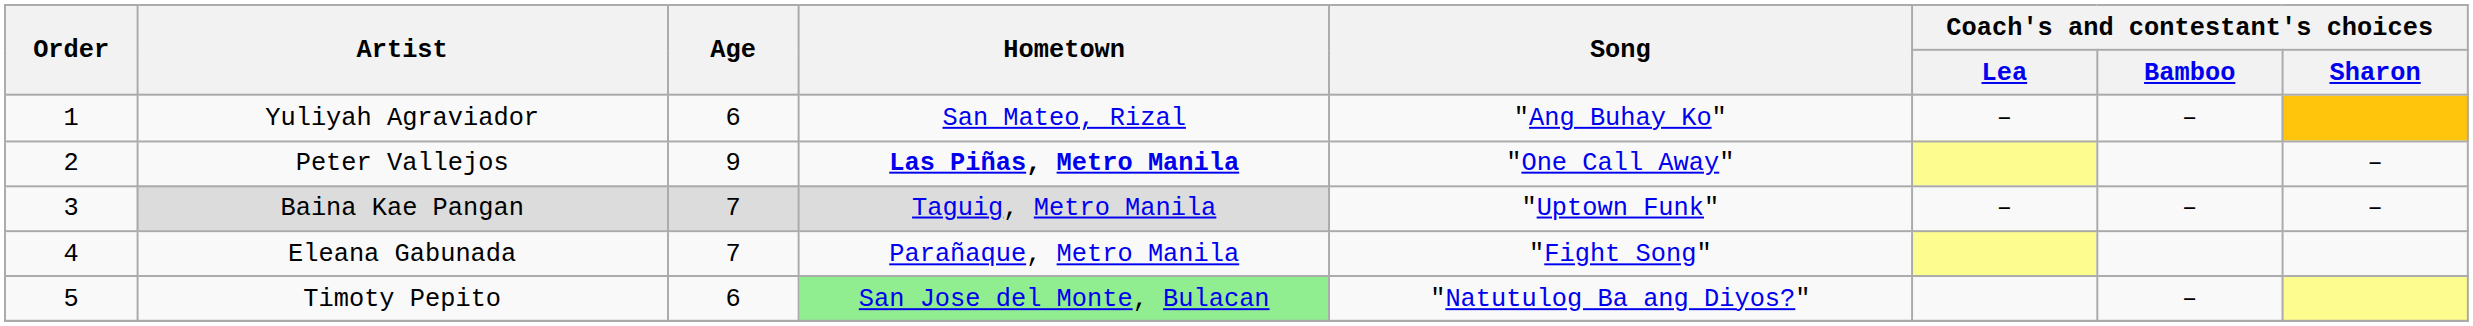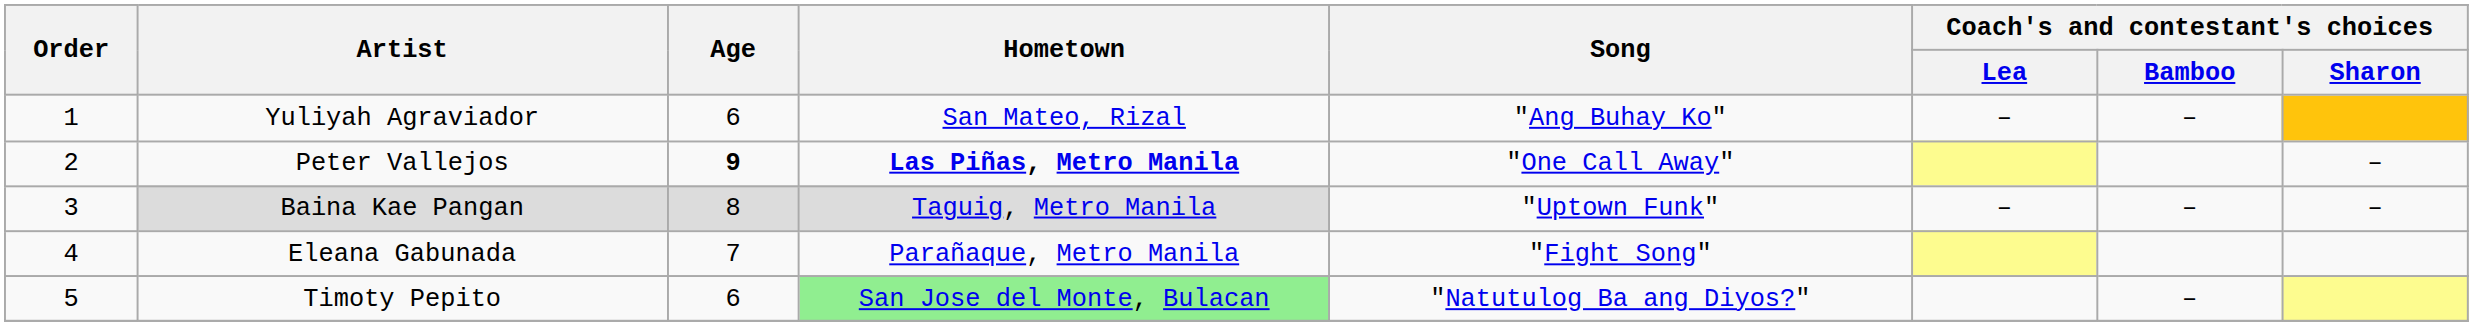(733, 163) normal -> (733, 163) bold
(733, 208) 7 -> (733, 208) 8
